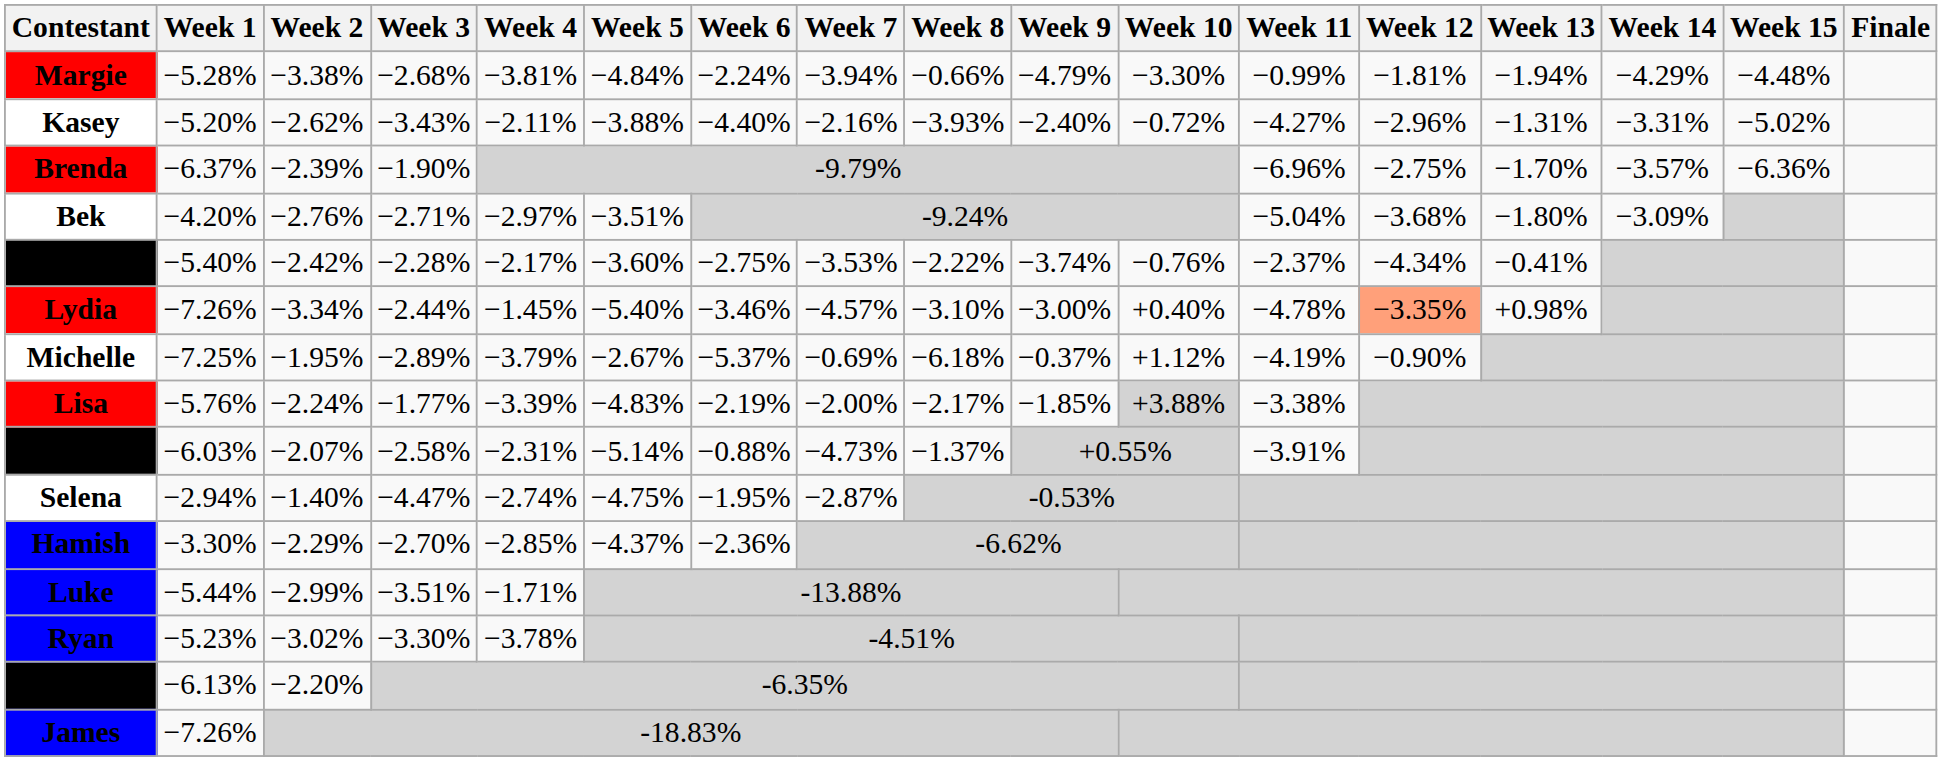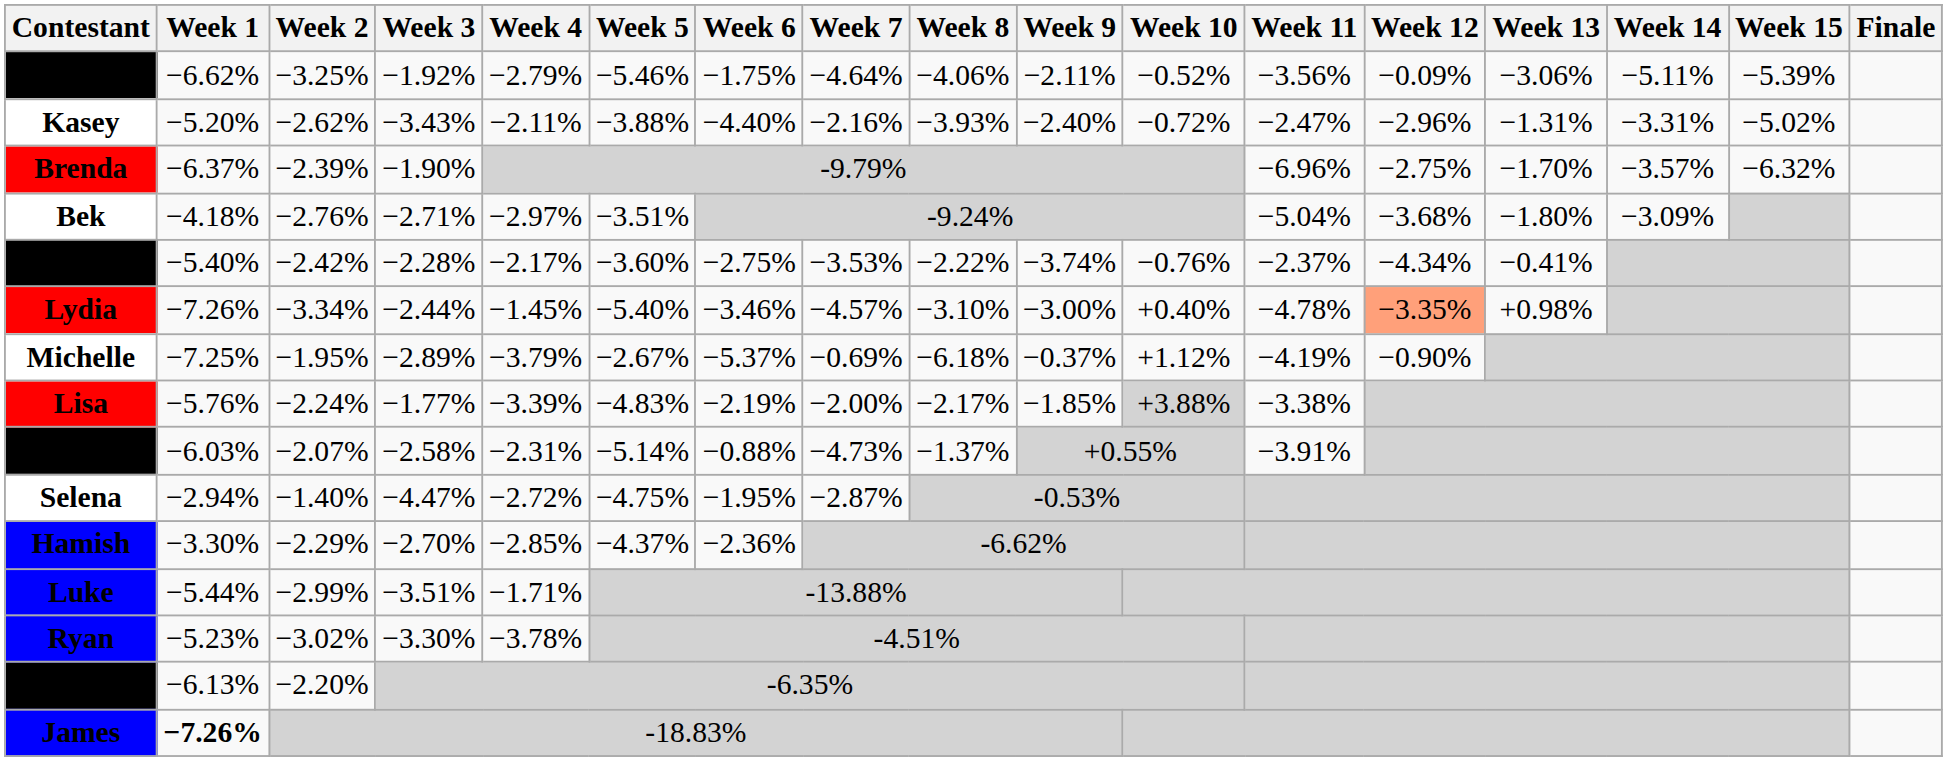- row: (81, 74)
+ row: (81, 74)
(1299, 121) −4.27% -> (1304, 121) −2.47%
(1784, 168) −6.36% -> (1789, 168) −6.32%
(210, 215) −4.20% -> (213, 215) −4.18%
(531, 497) −2.74% -> (536, 497) −2.72%
(210, 732) normal -> (213, 732) bold
